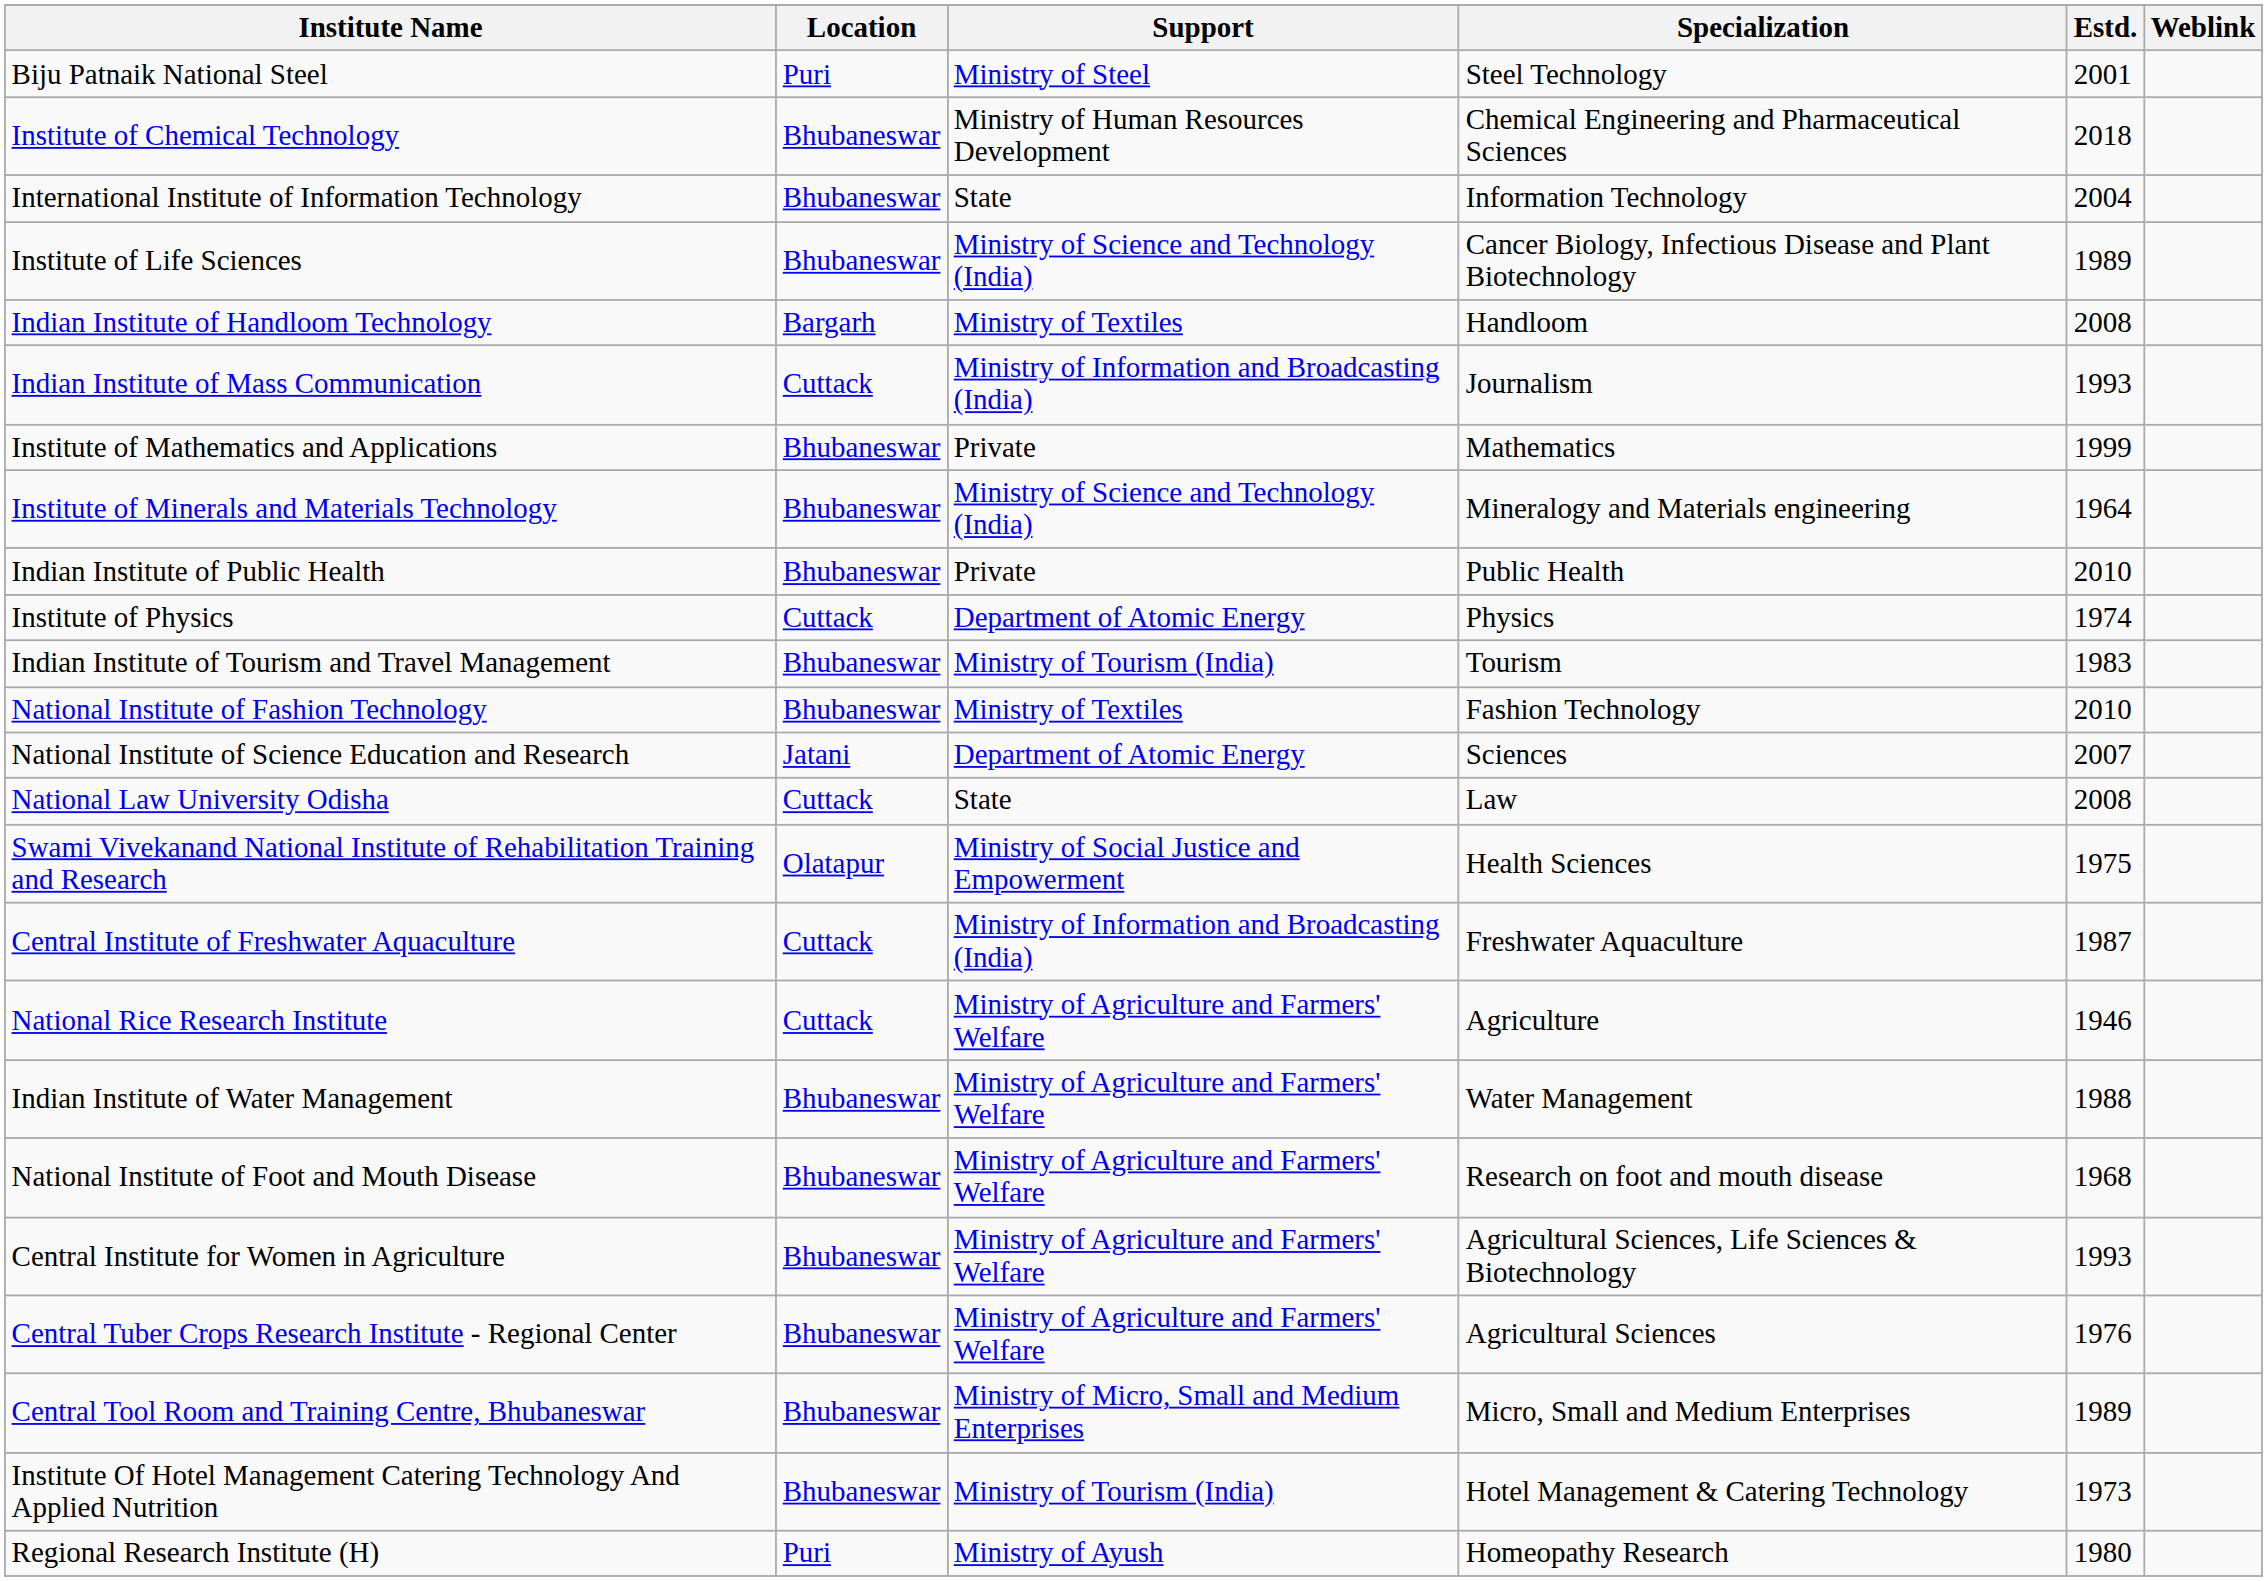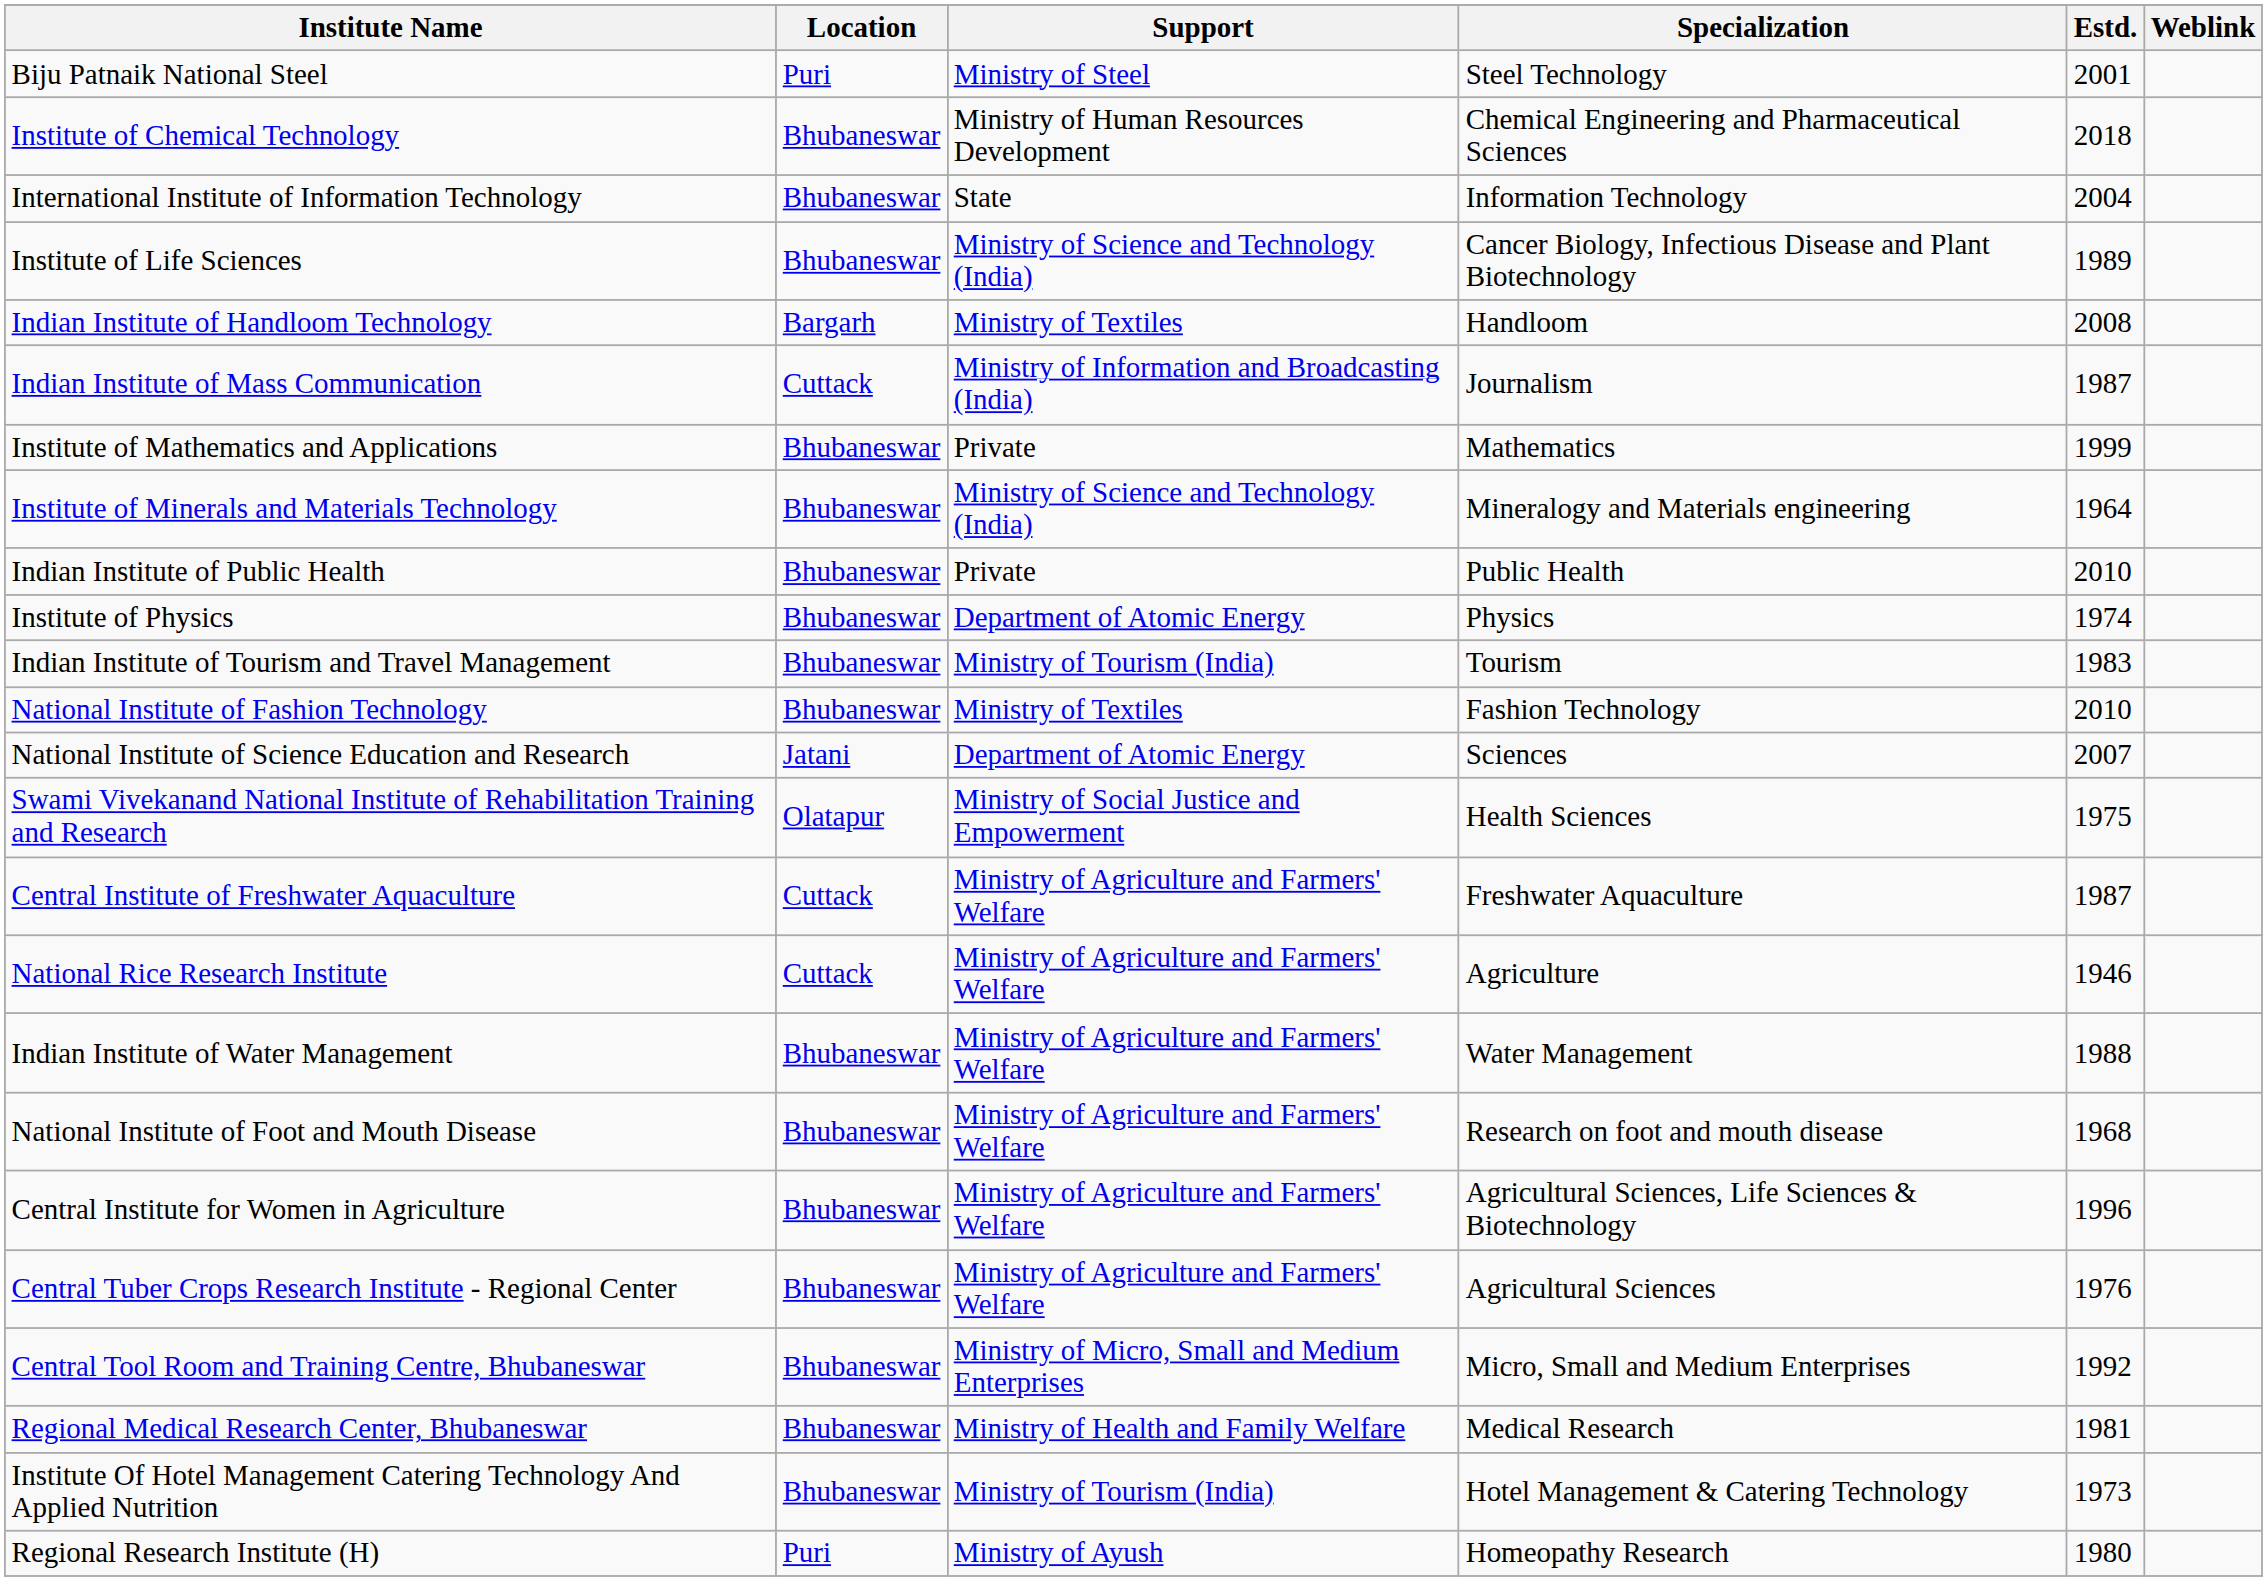(2103, 384) 1993 -> (2103, 384) 1987
(828, 617) Cuttack -> (862, 617) Bhubaneswar
- row: (200, 800)
(1197, 941) Ministry of Information and Broadcasting (India) -> (1167, 895) Ministry of Agriculture and Farmers' Welfare
(2103, 1255) 1993 -> (2103, 1209) 1996
(2103, 1412) 1989 -> (2103, 1366) 1992
+ row: (299, 1428)
